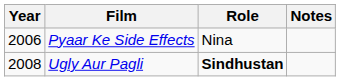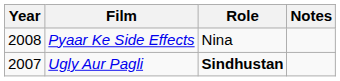(25, 40) 2006 -> (25, 40) 2008
(25, 64) 2008 -> (25, 64) 2007
